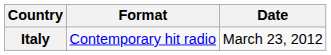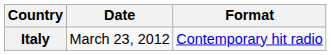columns swapped: (273, 15) <-> (143, 15)
